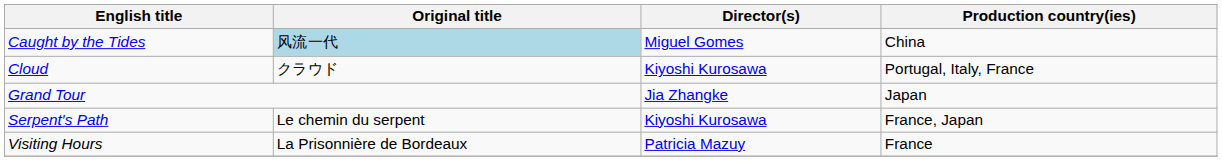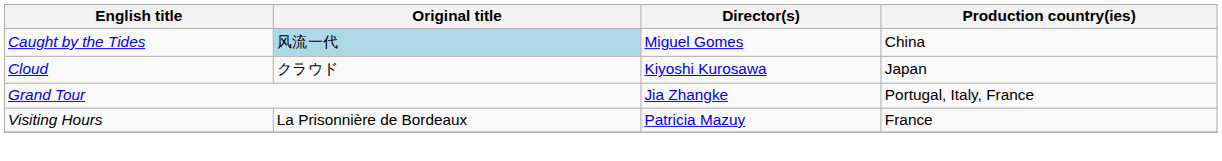(959, 69) Portugal, Italy, France -> (906, 69) Japan
(906, 95) Japan -> (959, 95) Portugal, Italy, France
- row: (58, 119)
